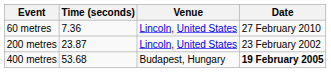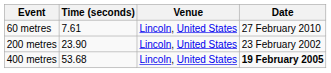(71, 28) 7.36 -> (71, 28) 7.61
(74, 44) 23.87 -> (74, 44) 23.90
(182, 60) Budapest, Hungary -> (188, 60) Lincoln, United States
